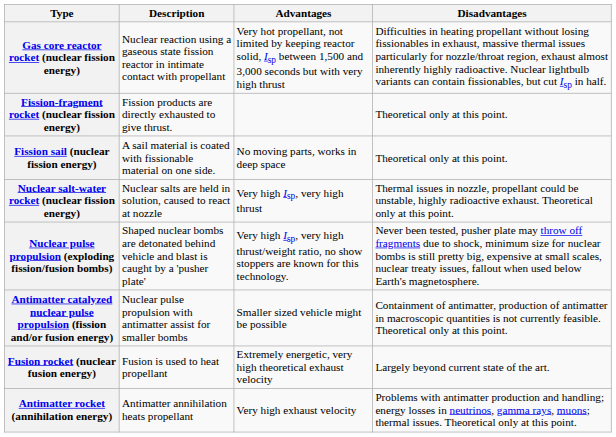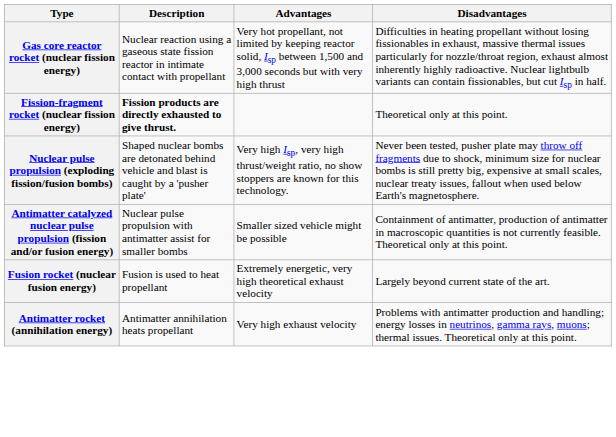(169, 114) normal -> (172, 114) bold
- row: (62, 157)
- row: (62, 200)
